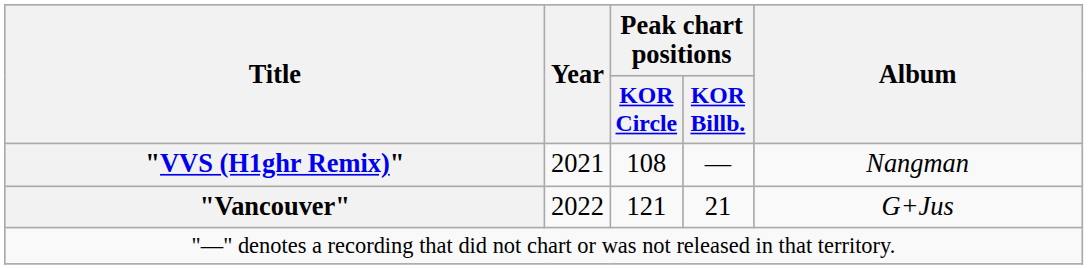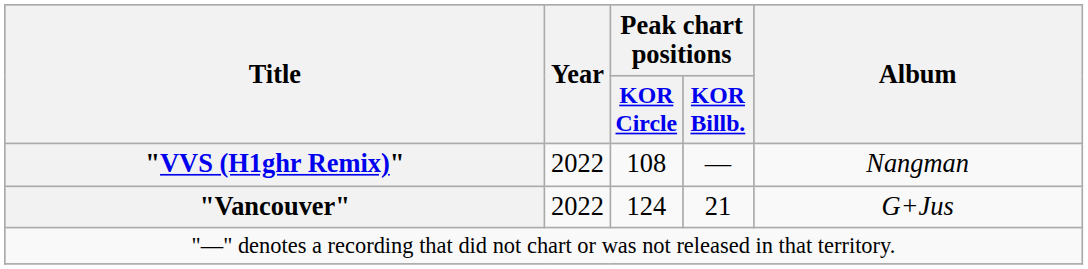(577, 164) 2021 -> (577, 164) 2022
(646, 206) 121 -> (646, 206) 124
